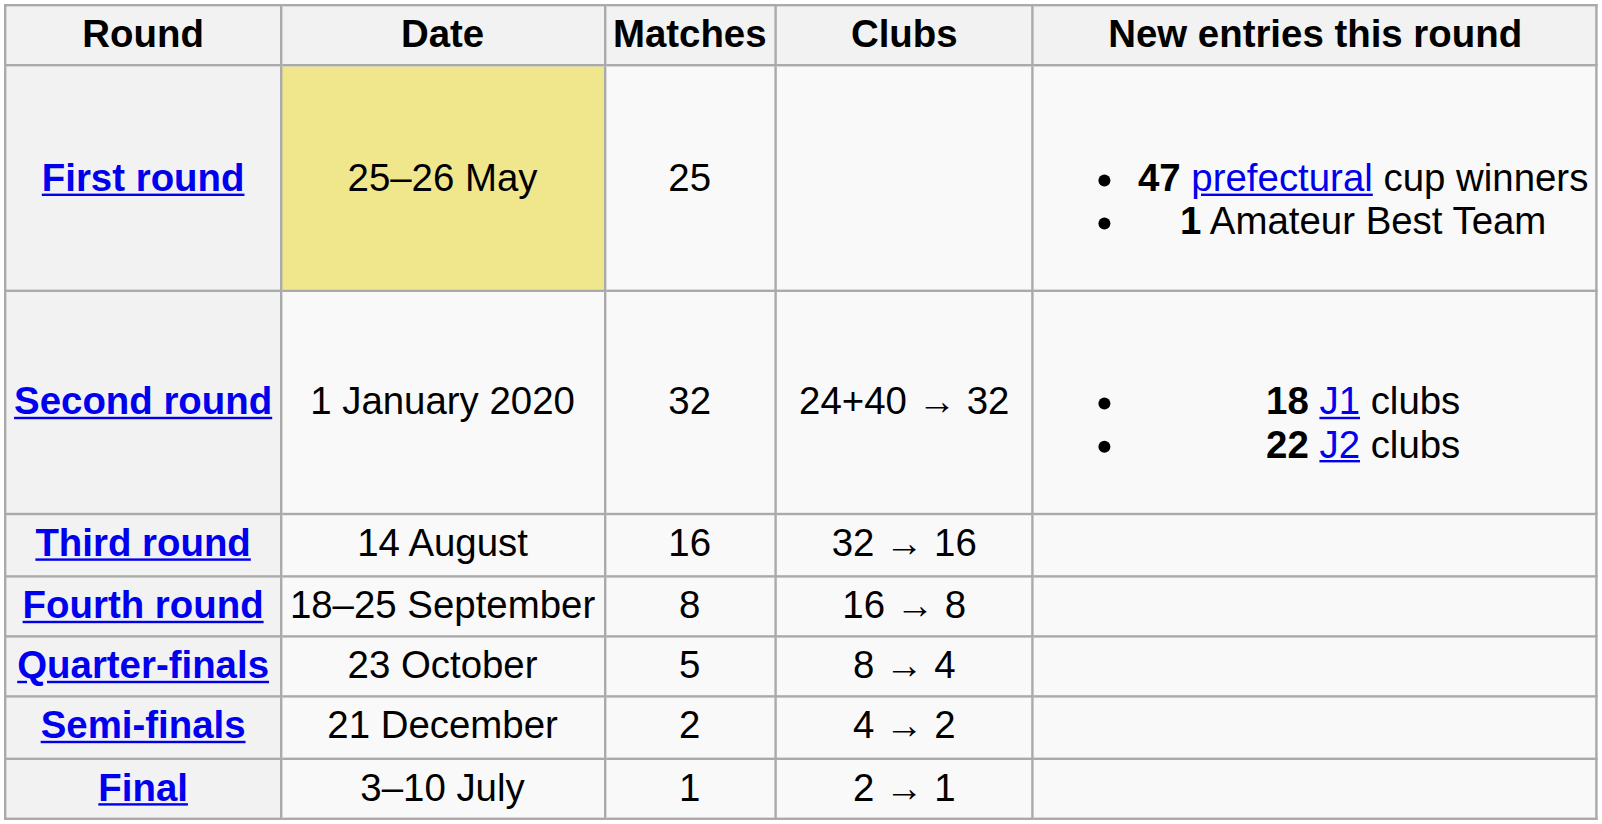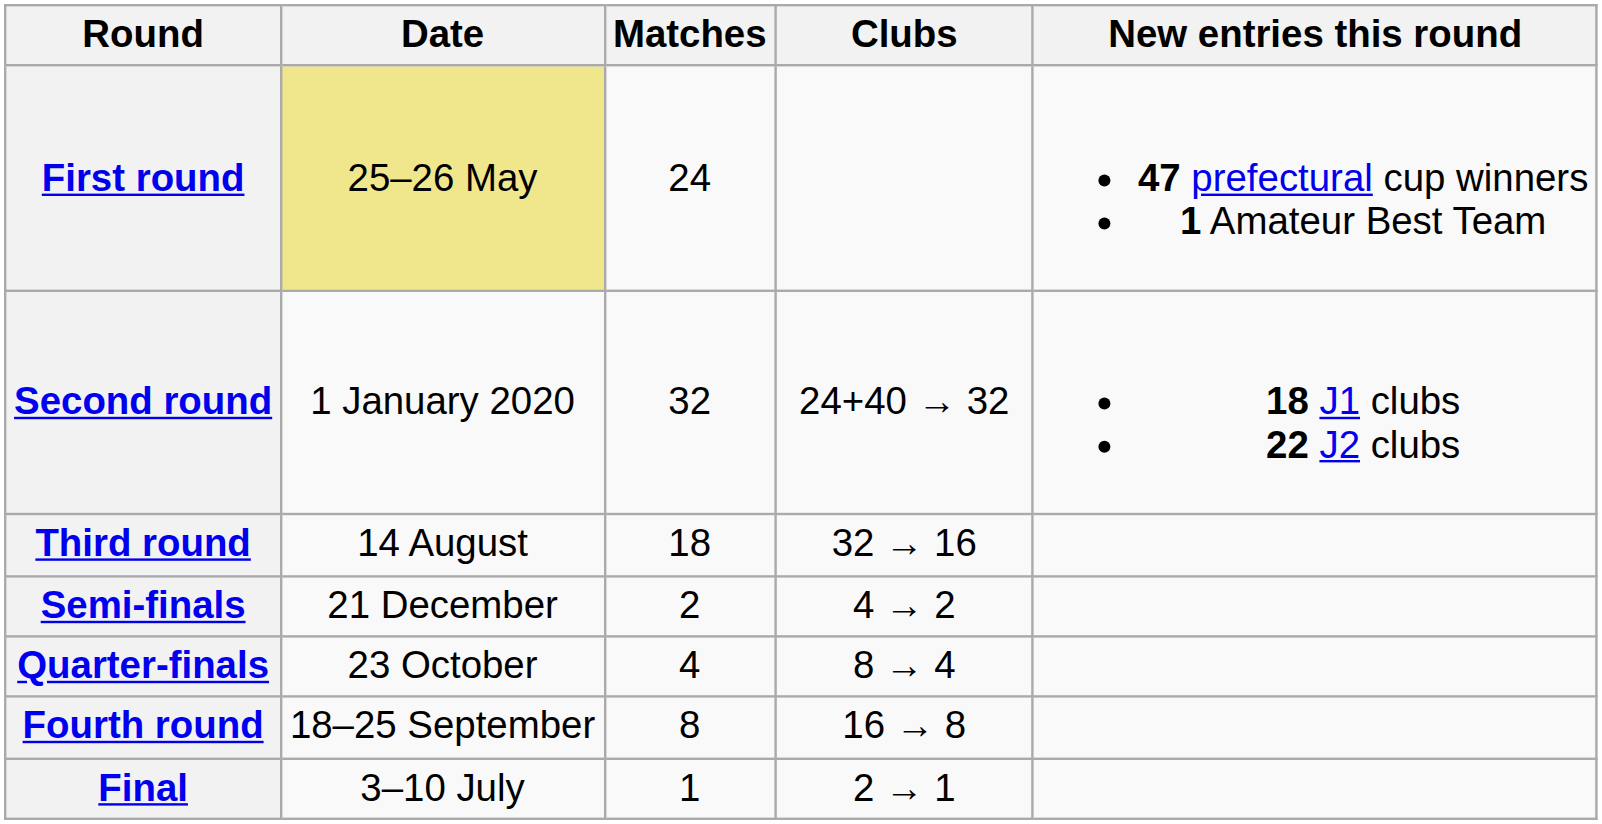(690, 177) 25 -> (690, 177) 24
(690, 544) 16 -> (690, 544) 18
rows swapped: (143, 604) <-> (143, 726)
(690, 665) 5 -> (690, 665) 4
